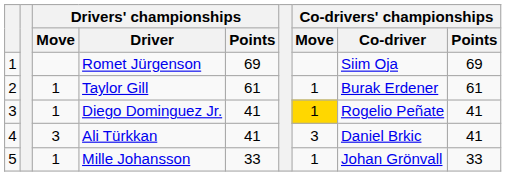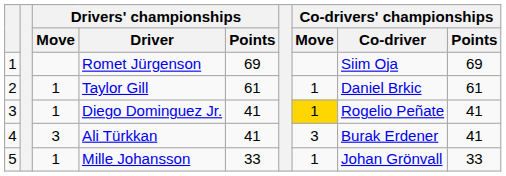(390, 87) Burak Erdener -> (381, 87) Daniel Brkic
(381, 135) Daniel Brkic -> (390, 135) Burak Erdener
